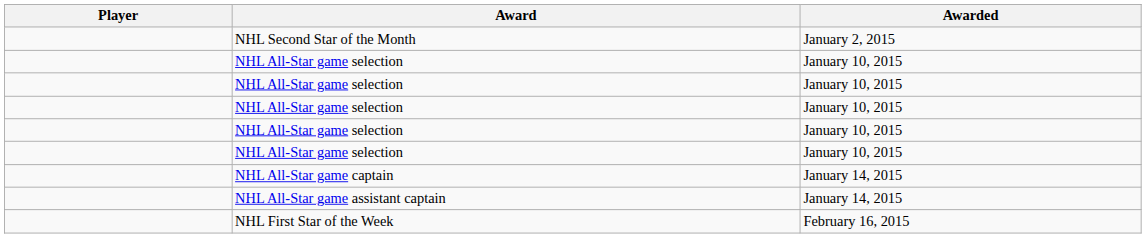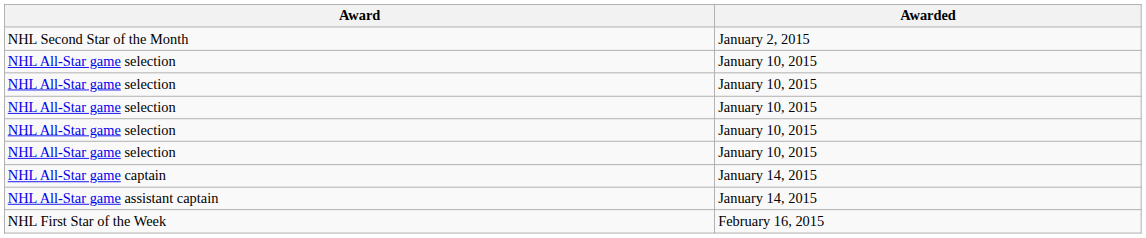- column: (118, 15)
